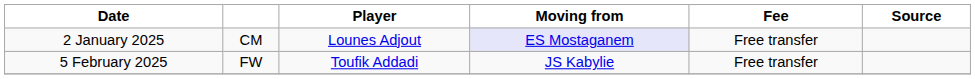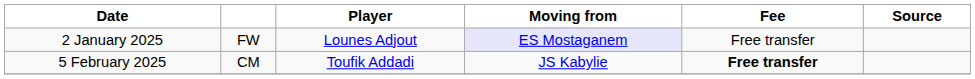(251, 40) CM -> (248, 40) FW
(251, 63) FW -> (248, 63) CM
(776, 63) normal -> (773, 63) bold
